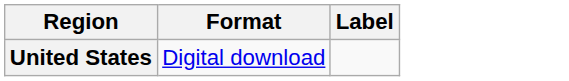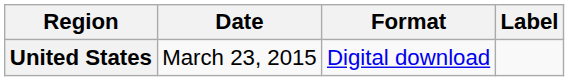+ column: (239, 22)
